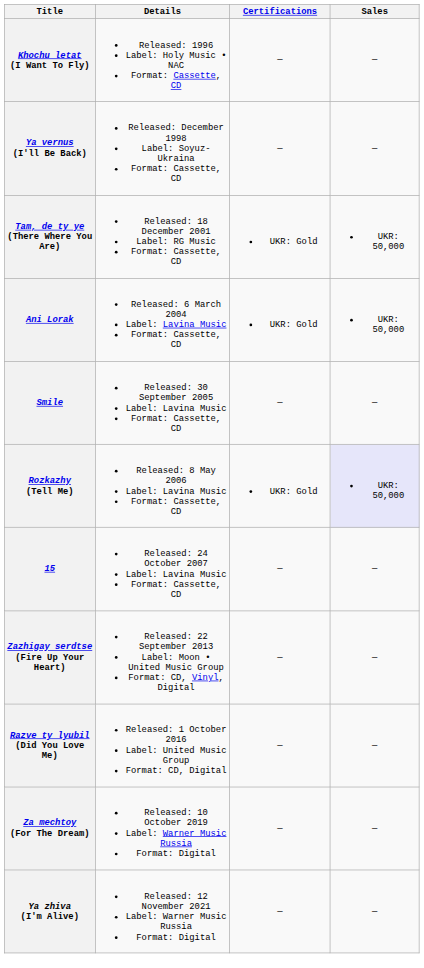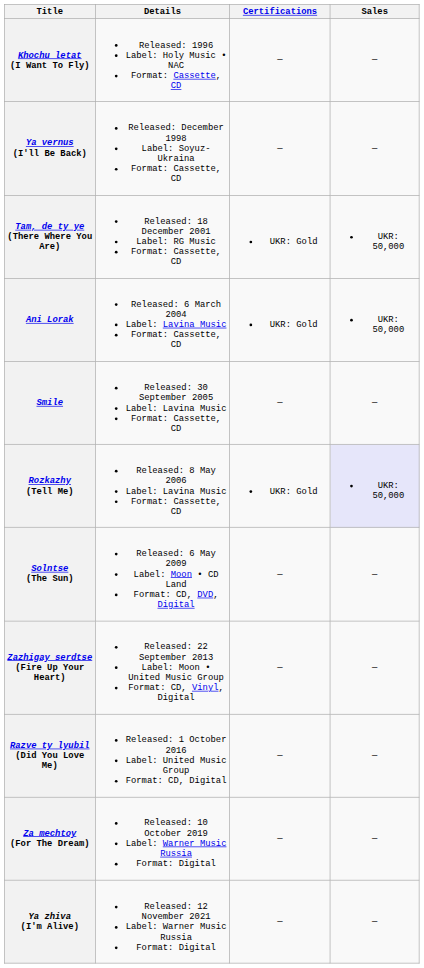- row: (50, 569)
+ row: (50, 574)
